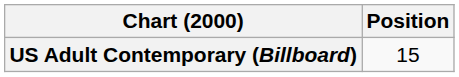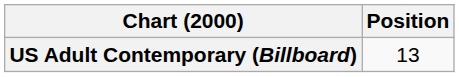(408, 54) 15 -> (408, 54) 13
